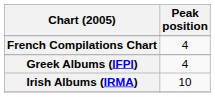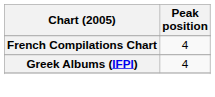- row: (82, 82)
